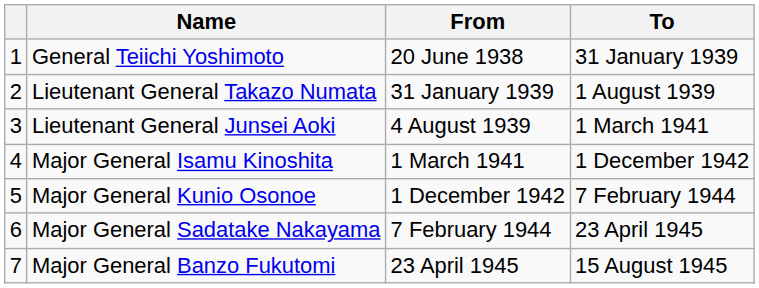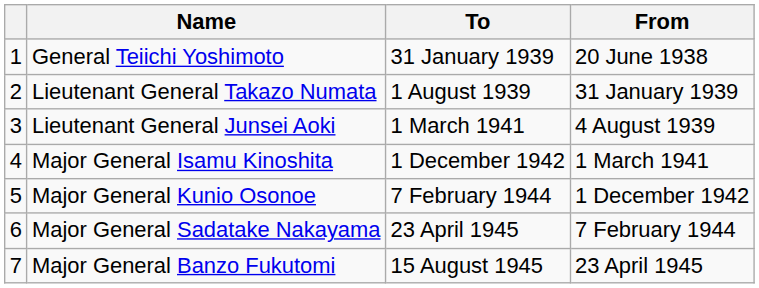columns swapped: (478, 21) <-> (662, 21)
